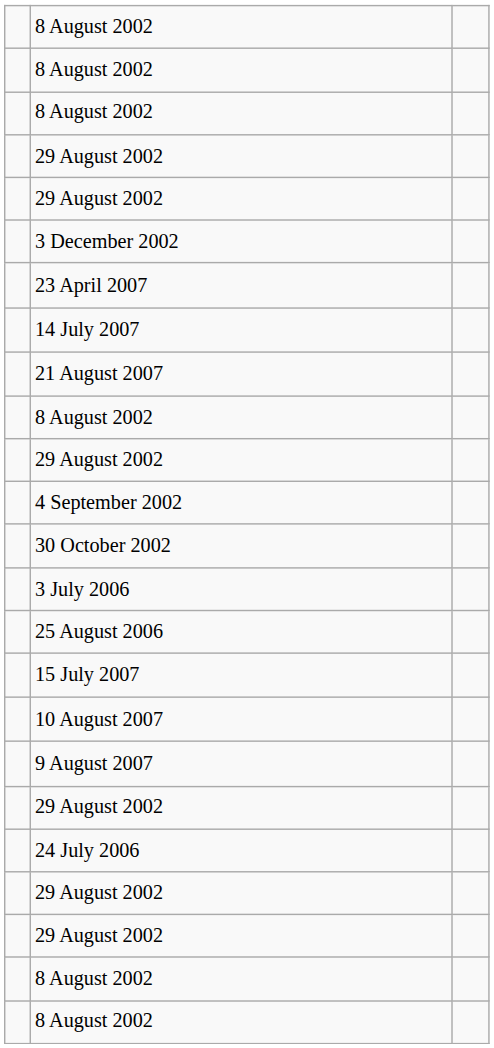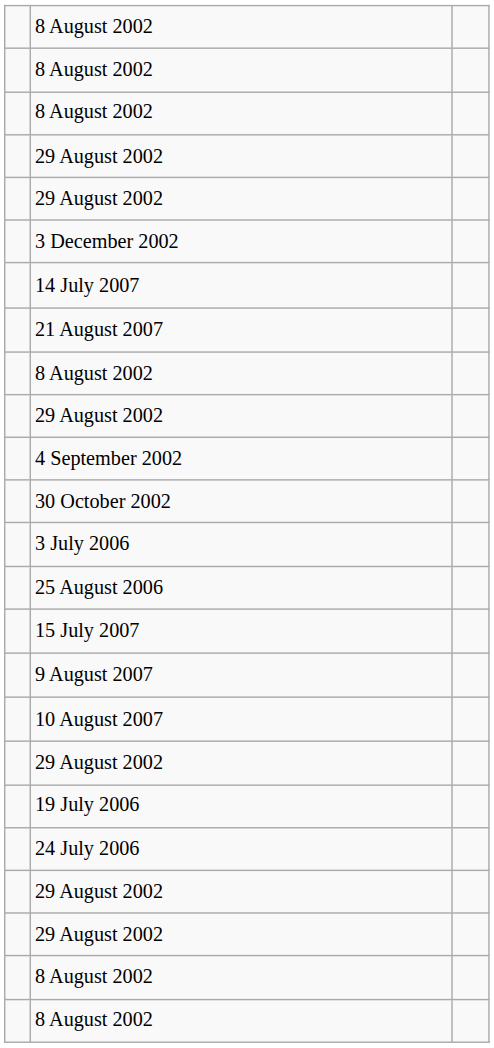- row: (17, 285)
rows swapped: (17, 764) <-> (17, 720)
+ row: (17, 806)
